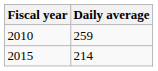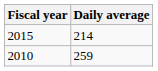rows swapped: (20, 35) <-> (20, 55)
